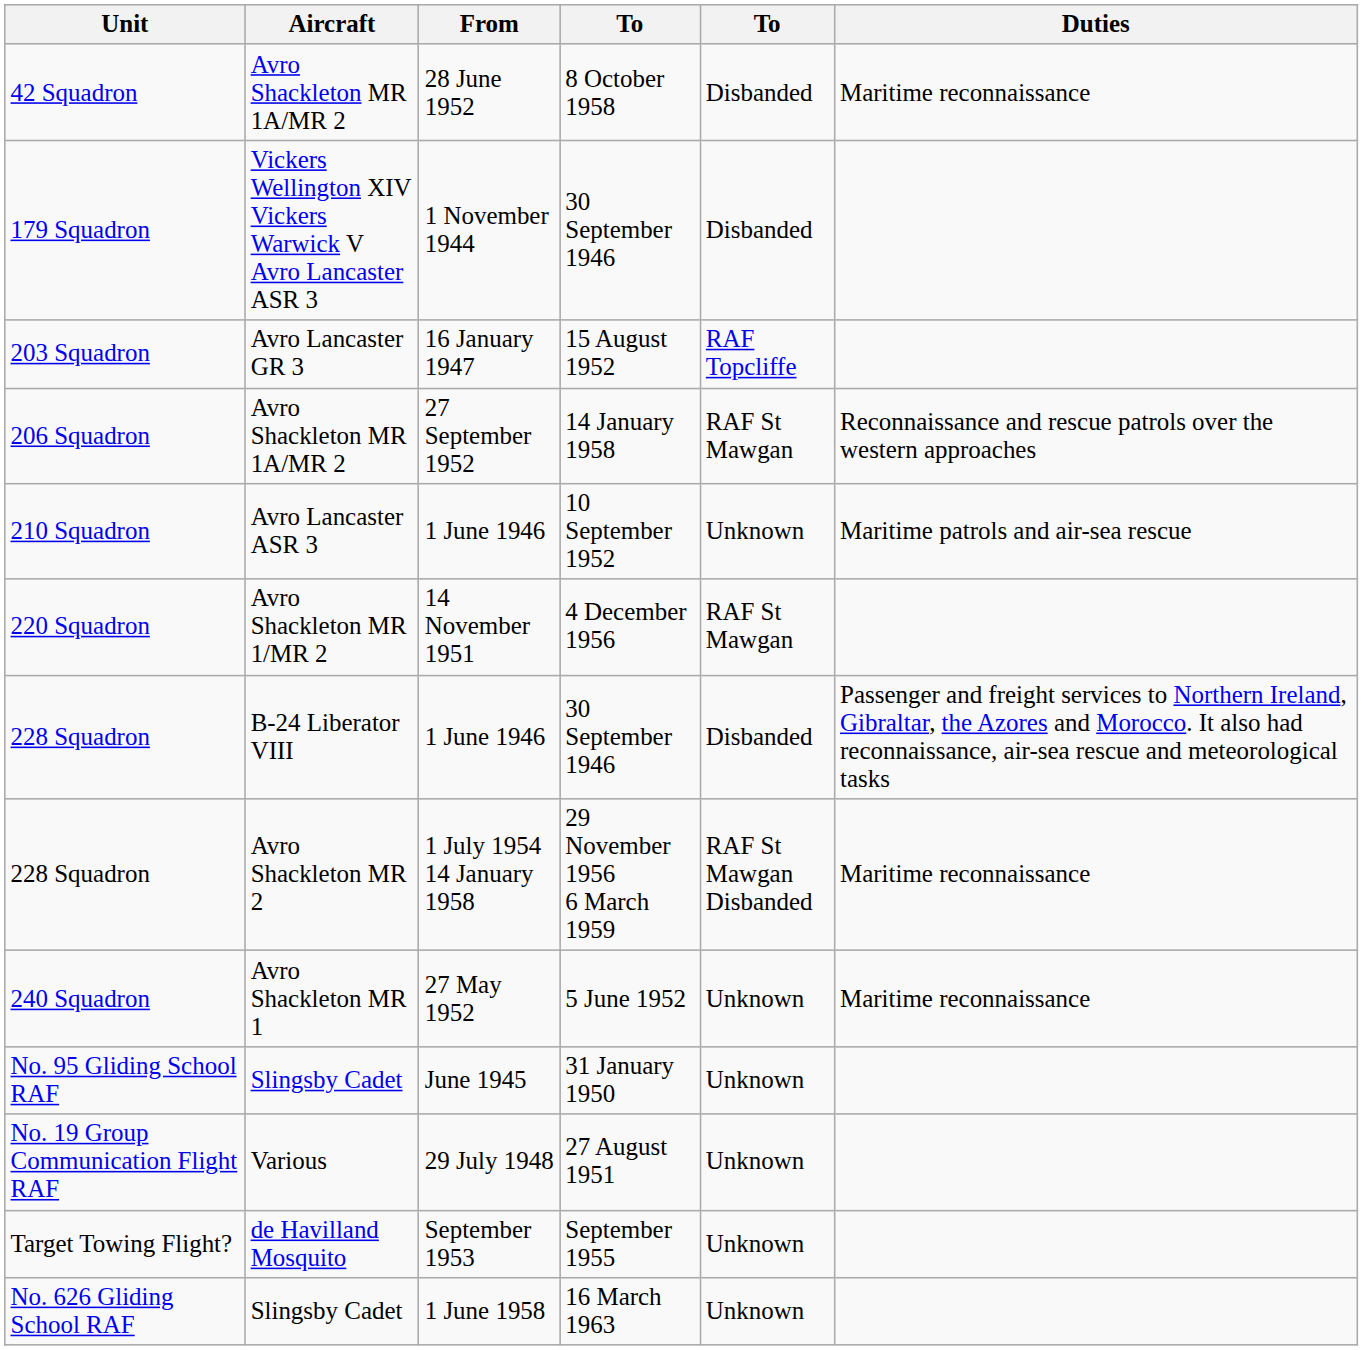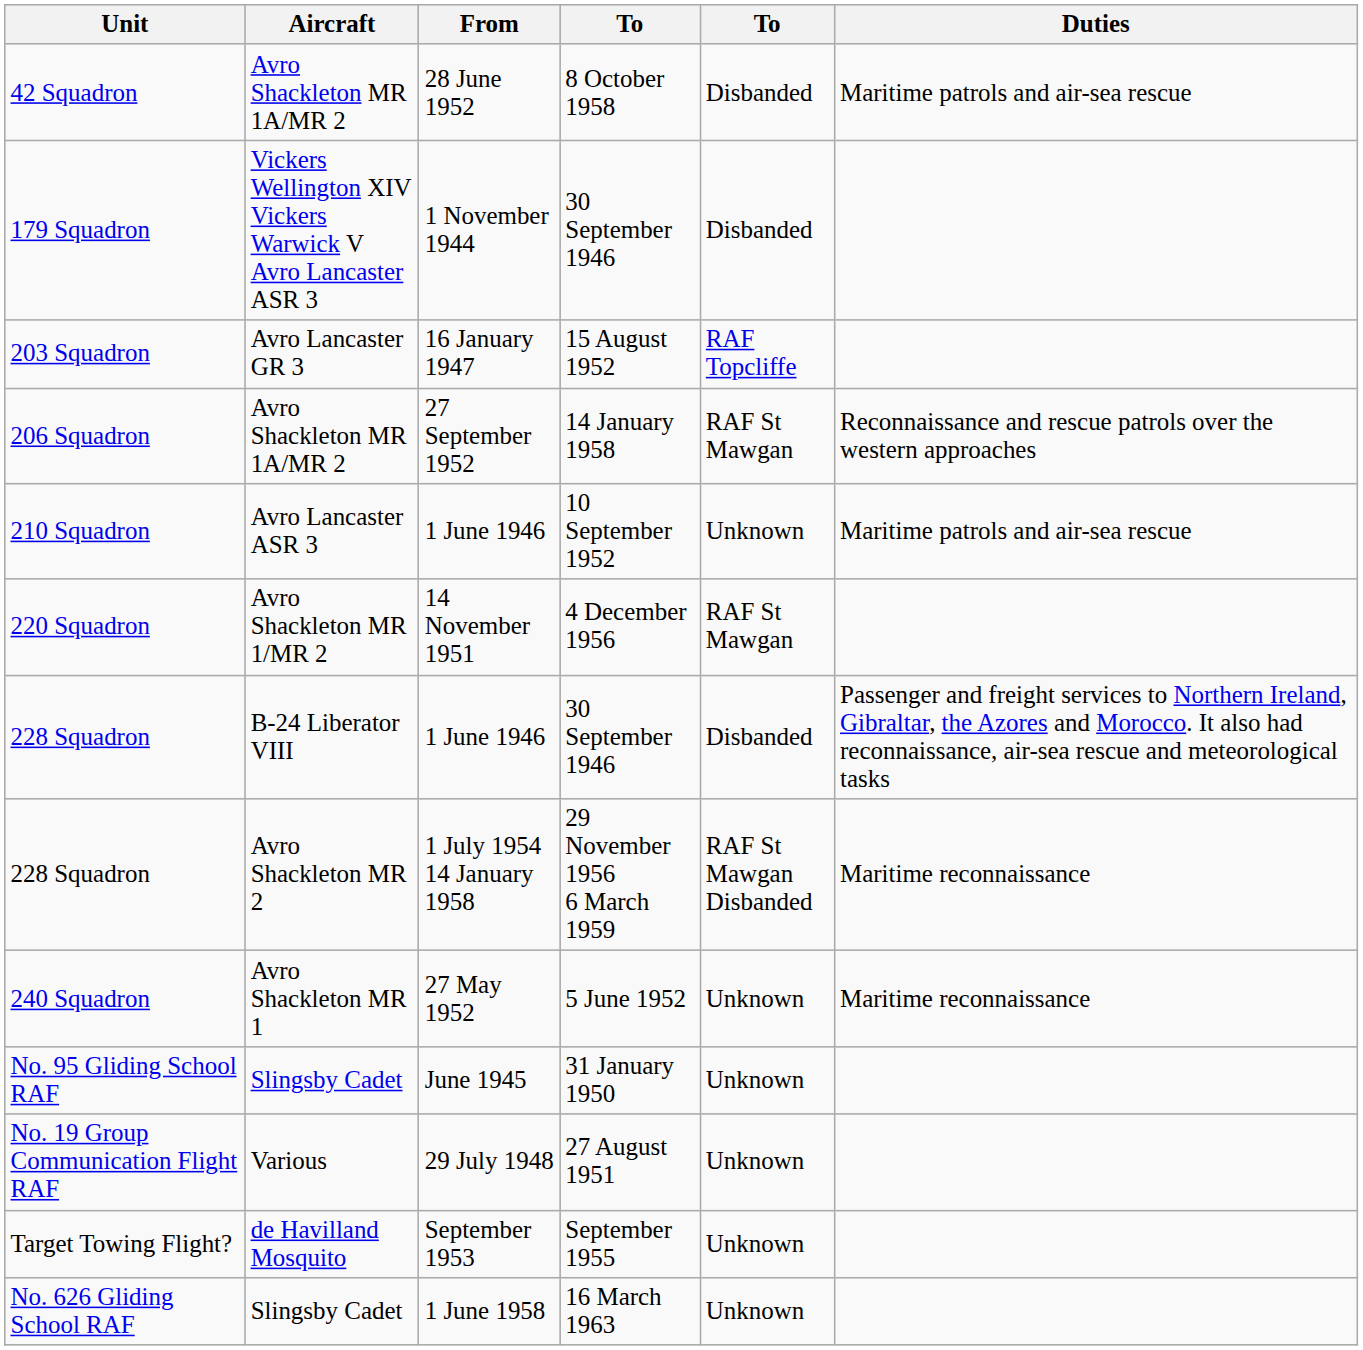(965, 91) Maritime reconnaissance -> (1016, 91) Maritime patrols and air-sea rescue
